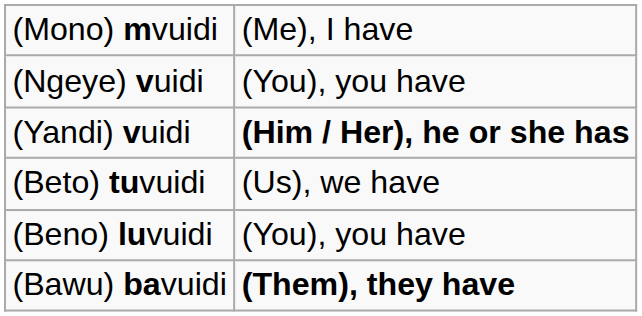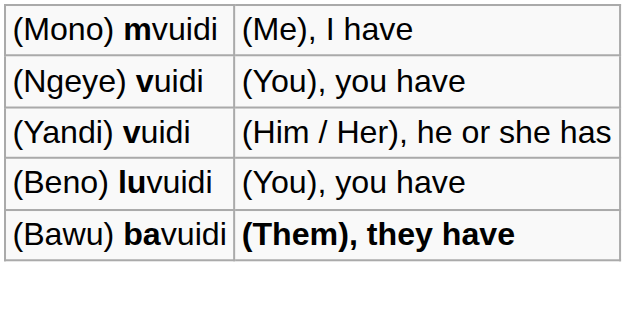(436, 132) bold -> (427, 132) normal
- row: (109, 183)
